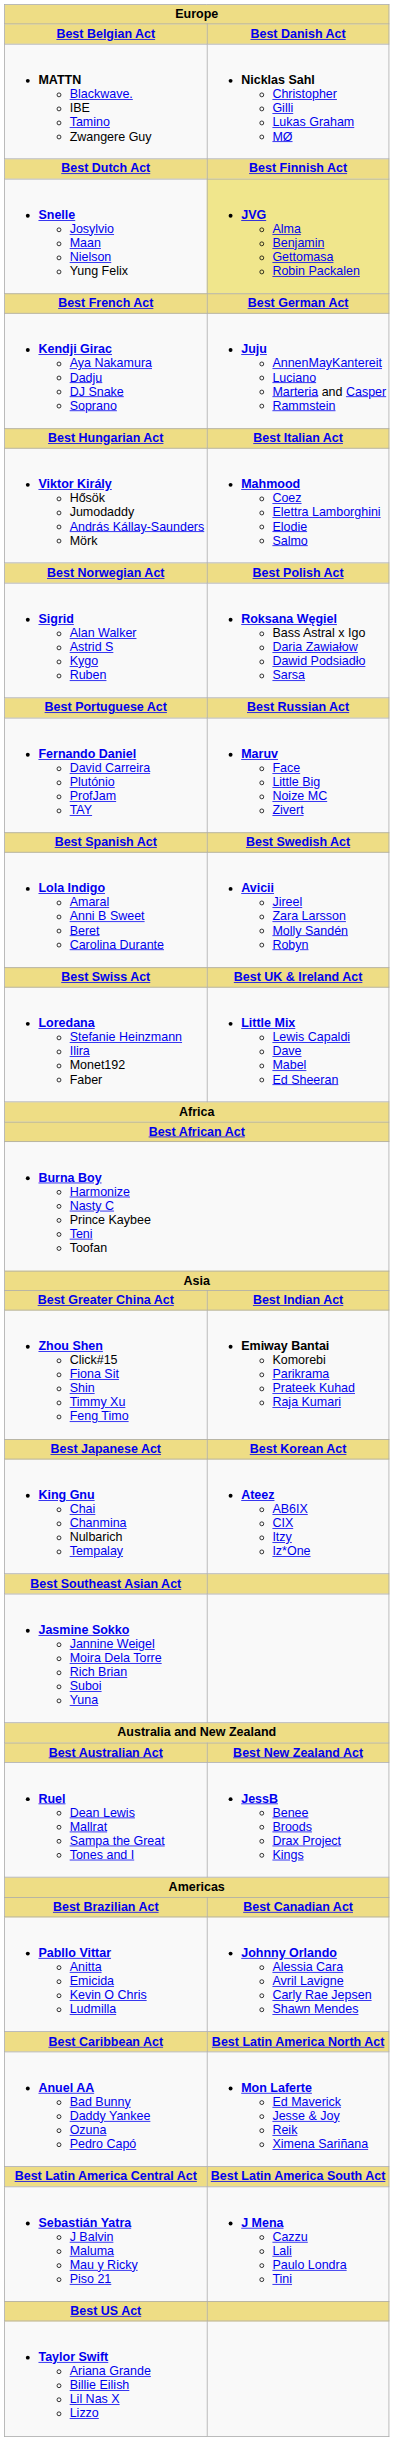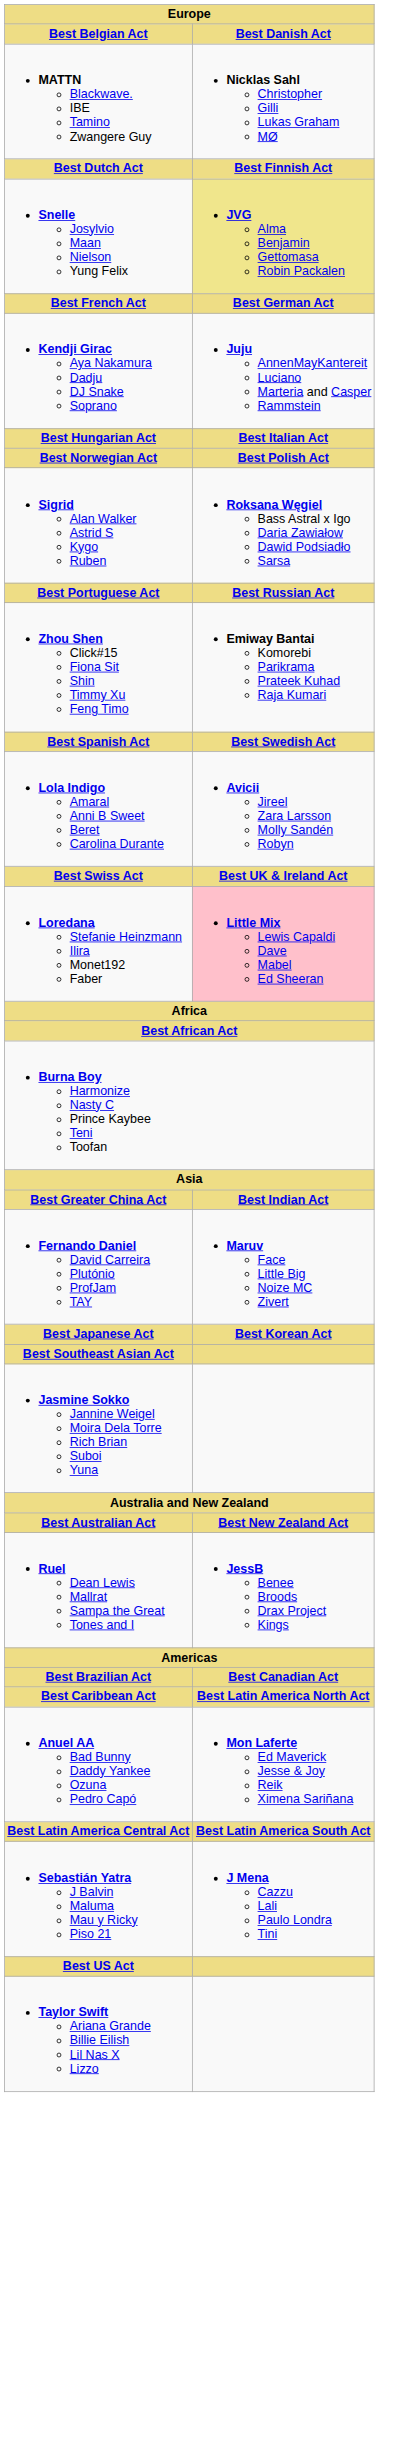- row: (106, 513)
rows swapped: (106, 782) <-> (106, 1382)
(298, 1052) no background -> (283, 951) pink background
- row: (106, 1524)
- row: (106, 1981)
